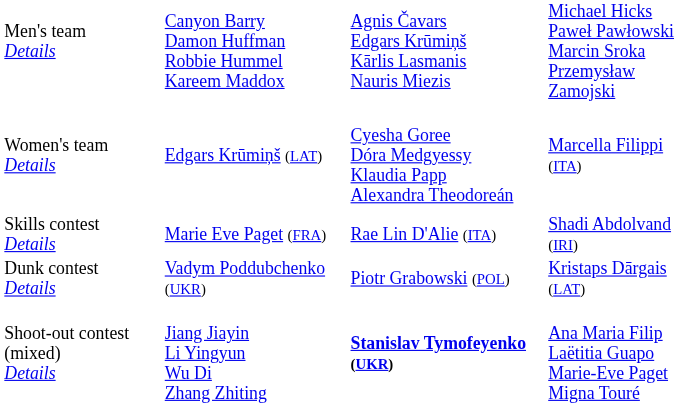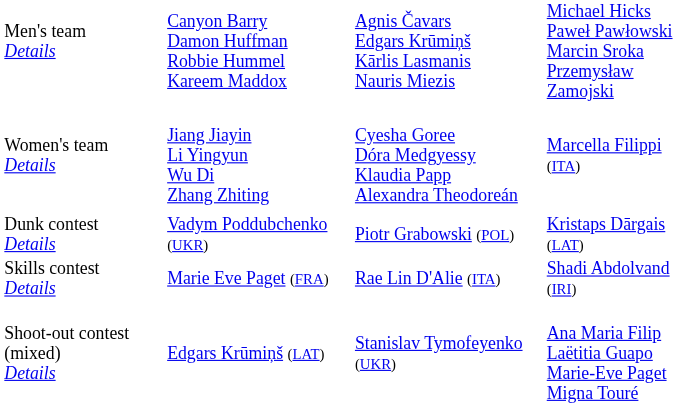(243, 155) Edgars Krūmiņš (LAT) -> (218, 165) Jiang Jiayin Li Yingyun Wu Di Zhang Zhiting
rows swapped: (52, 234) <-> (51, 278)
(216, 363) Jiang Jiayin Li Yingyun Wu Di Zhang Zhiting -> (246, 353) Edgars Krūmiņš (LAT)
(438, 353) bold -> (439, 353) normal
